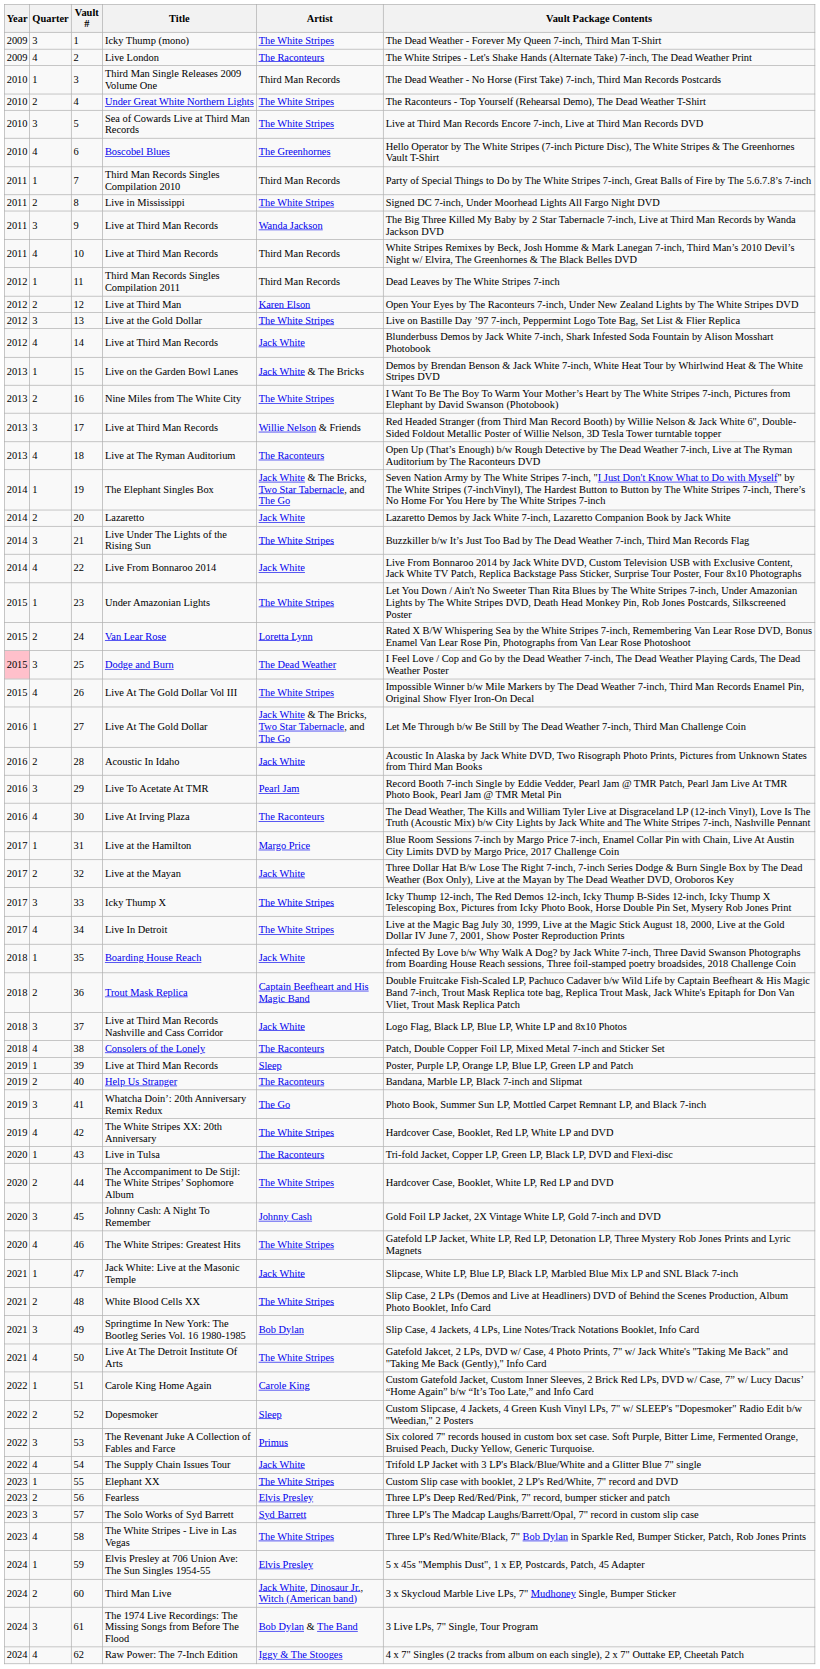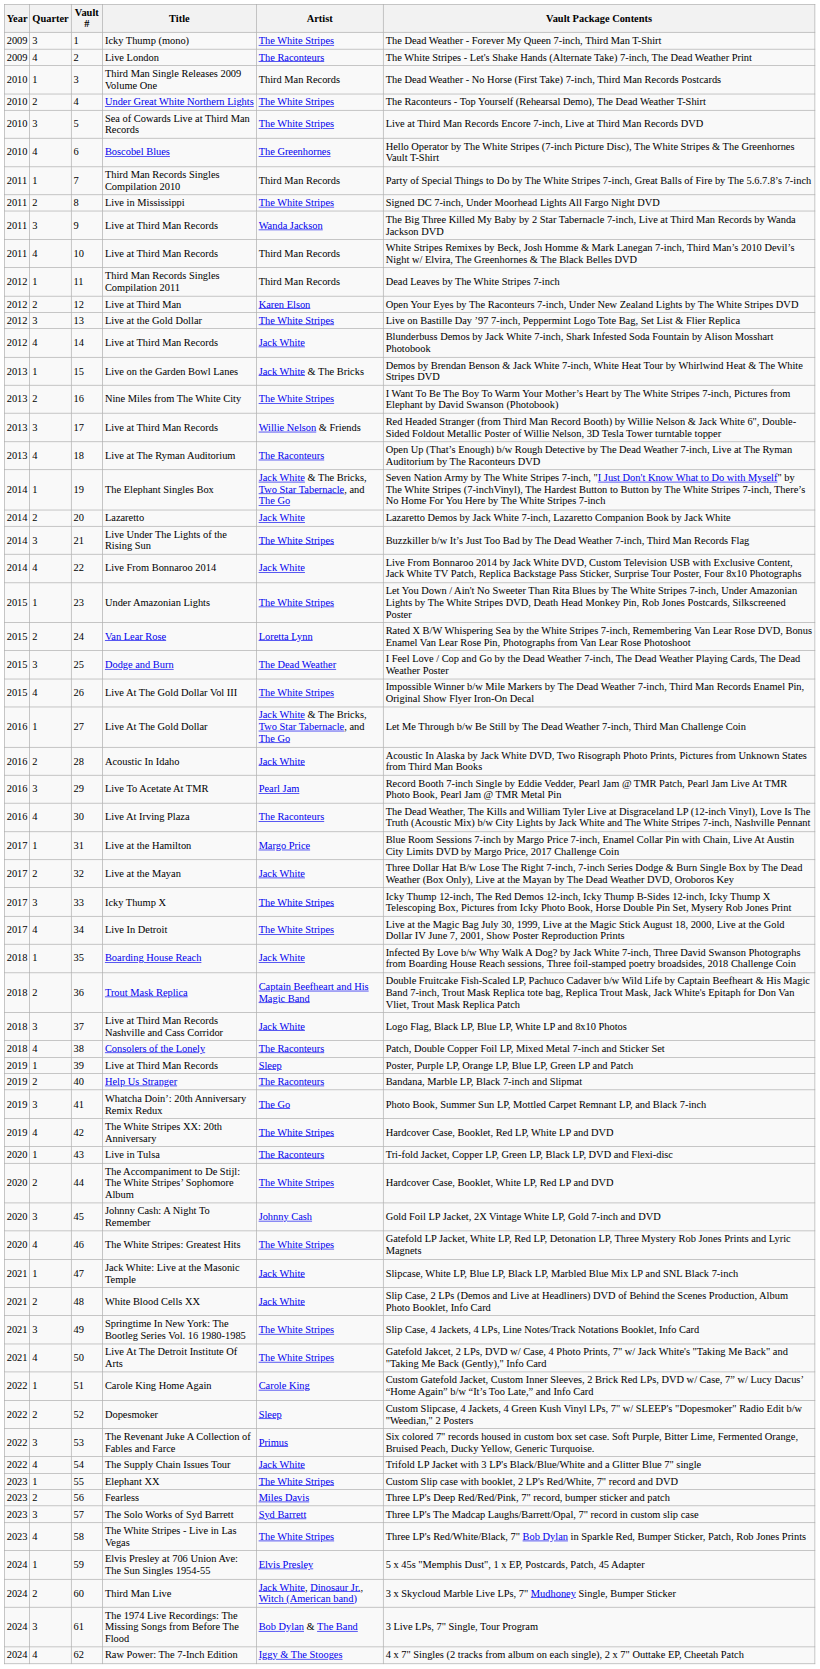(17, 664) pink background -> (17, 664) no background
(296, 1301) The White Stripes -> (282, 1301) Jack White
(281, 1329) Bob Dylan -> (296, 1329) The White Stripes
(286, 1497) Elvis Presley -> (284, 1497) Miles Davis
